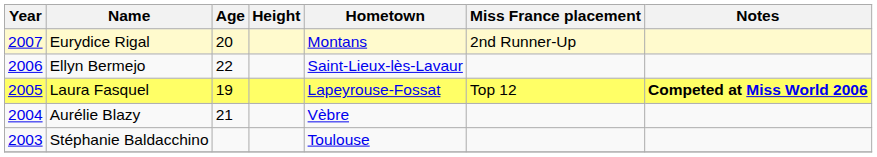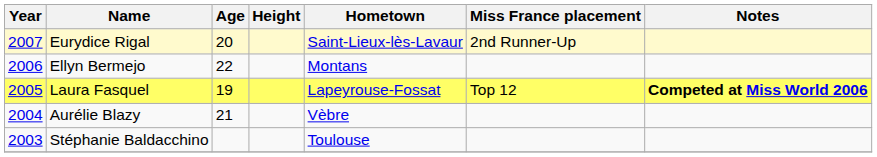(337, 41) Montans -> (385, 41) Saint-Lieux-lès-Lavaur
(385, 66) Saint-Lieux-lès-Lavaur -> (337, 66) Montans
